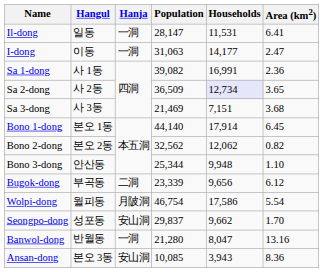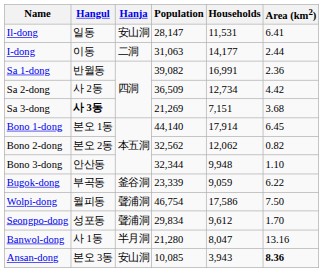(128, 33) 一洞 -> (134, 33) 安山洞
(128, 51) 一洞 -> (128, 51) 二洞
(275, 52) 2.47 -> (275, 52) 2.44
(88, 70) 사 1동 -> (89, 70) 반월동
(223, 89) lavender background -> (223, 89) no background
(275, 89) 3.65 -> (275, 89) 4.42
(88, 108) normal -> (88, 108) bold
(169, 108) 21,469 -> (169, 108) 21,269
(169, 164) 25,344 -> (169, 164) 32,344
(128, 182) 二洞 -> (134, 182) 釜谷洞
(220, 183) 9,656 -> (220, 183) 9,059
(275, 183) 6.12 -> (275, 183) 6.22
(134, 201) 月陂洞 -> (134, 201) 聲浦洞
(275, 202) 5.54 -> (275, 202) 7.50
(134, 220) 安山洞 -> (134, 220) 聲浦洞
(169, 220) 29,837 -> (169, 220) 29,834
(220, 220) 9,662 -> (220, 220) 9,612
(89, 239) 반월동 -> (88, 239) 사 1동
(128, 239) 一洞 -> (134, 239) 半月洞
(275, 258) normal -> (275, 258) bold
